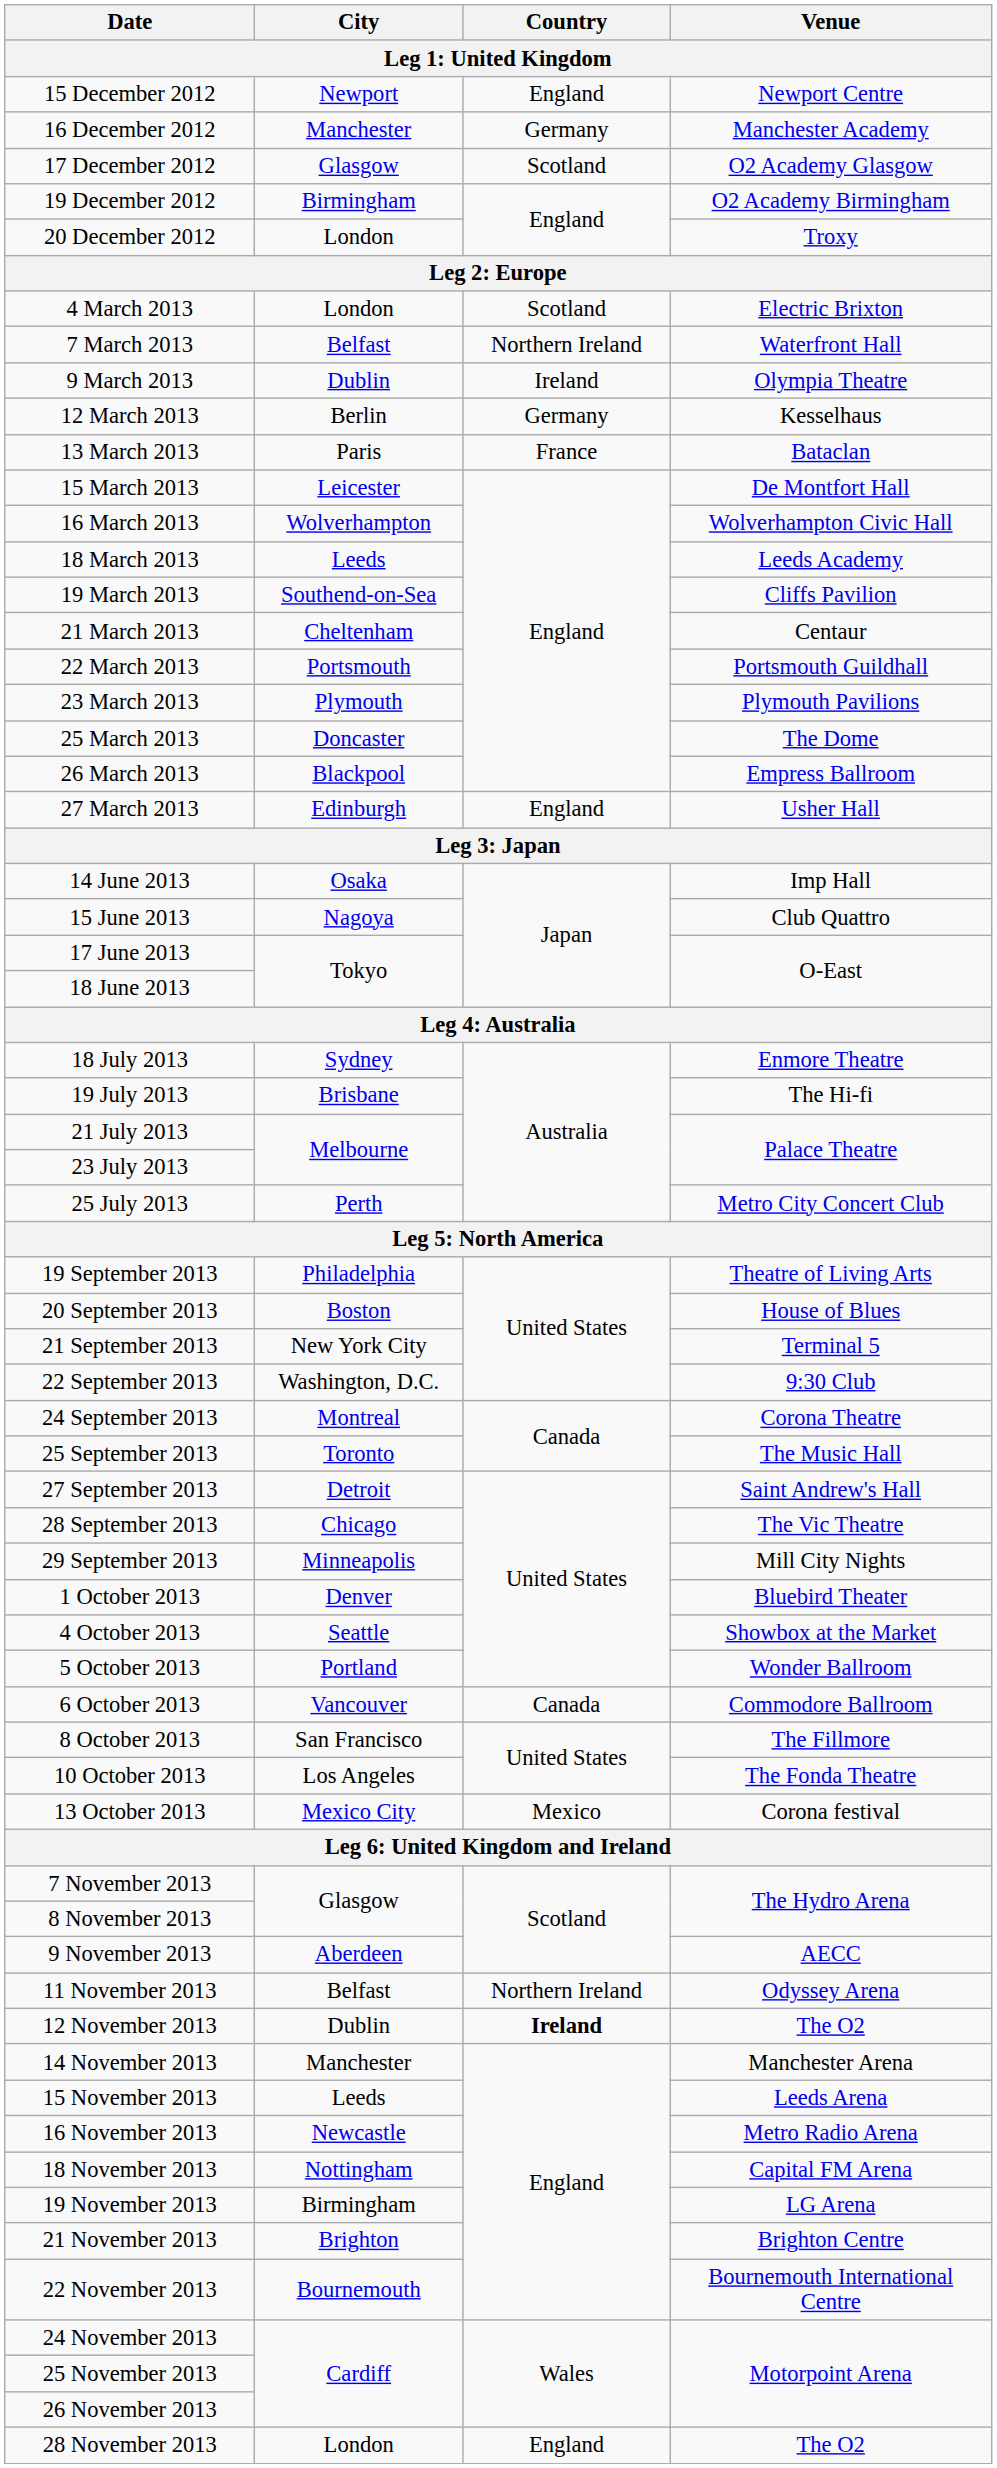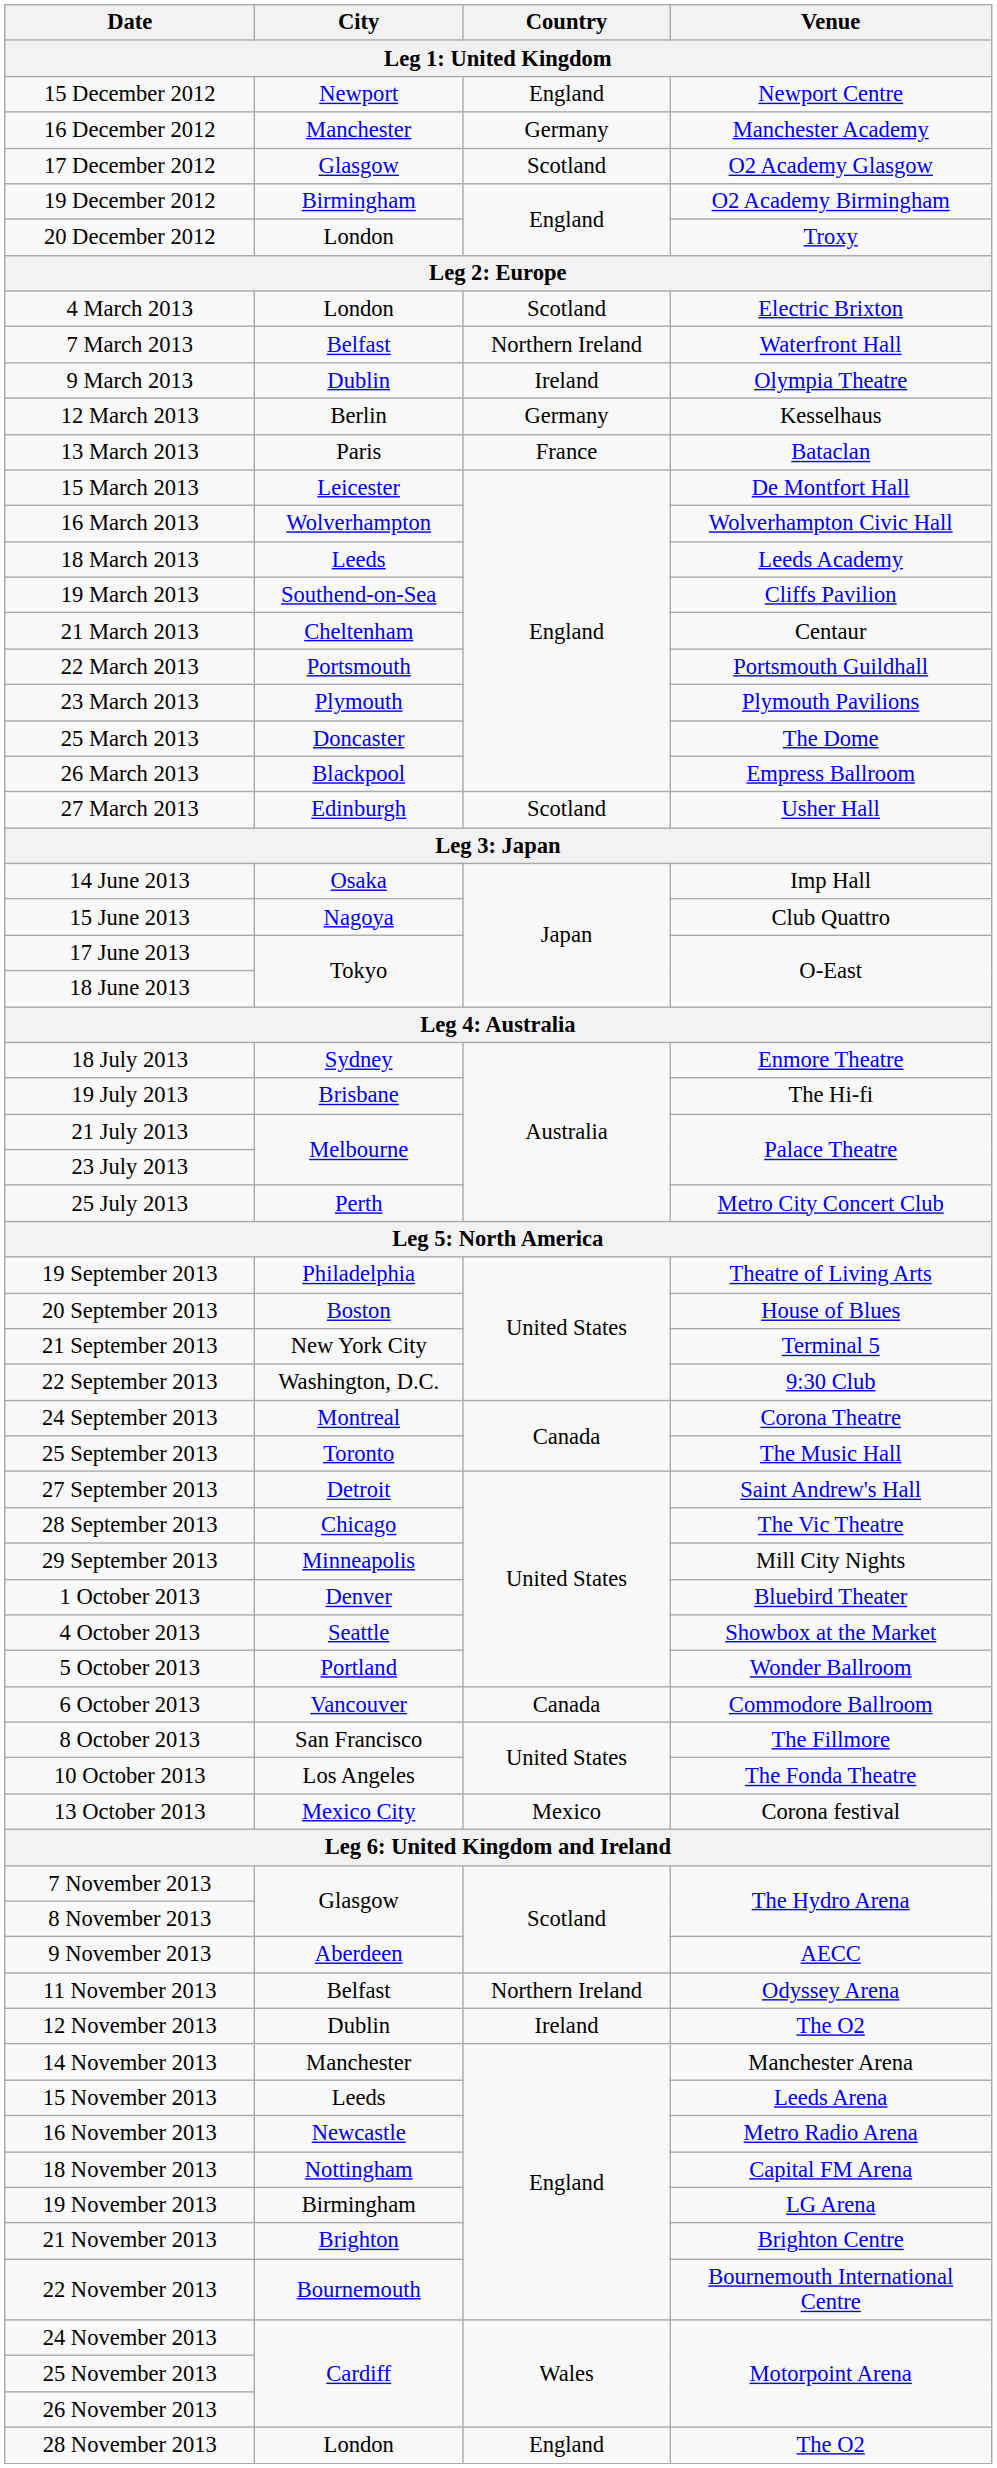(566, 809) England -> (567, 809) Scotland
(566, 2025) bold -> (567, 2025) normal
